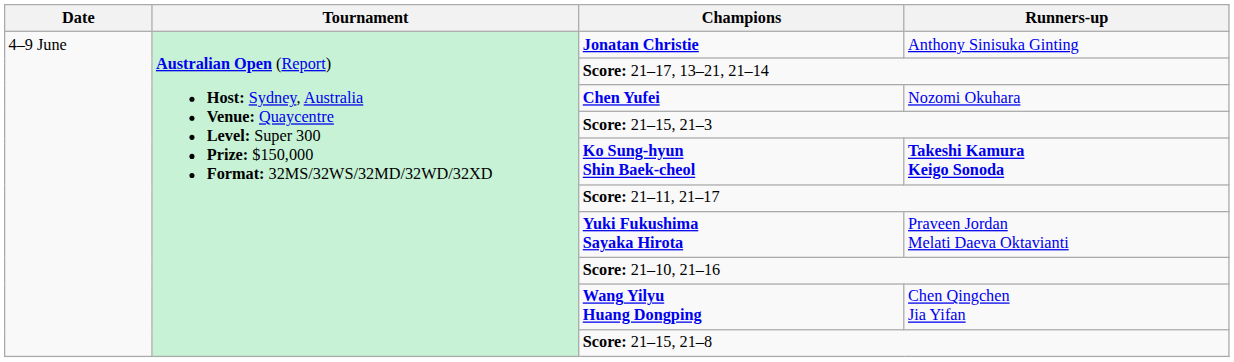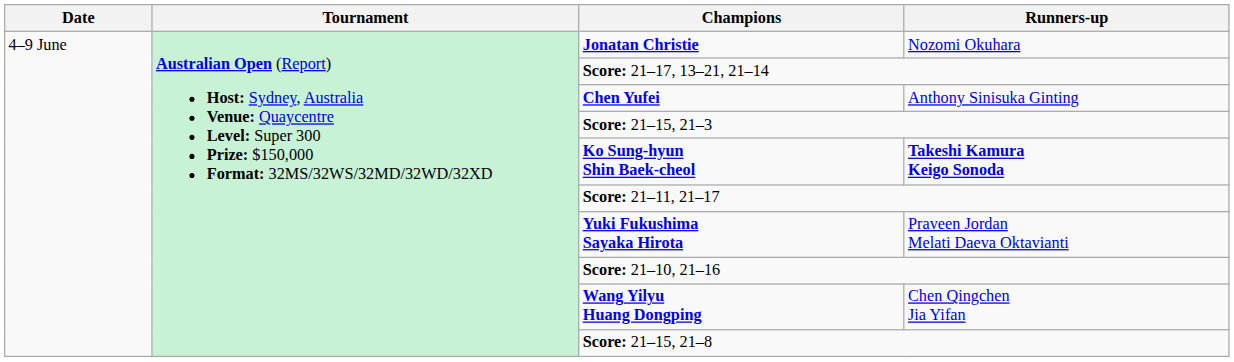(993, 44) Anthony Sinisuka Ginting -> (964, 44) Nozomi Okuhara
(964, 98) Nozomi Okuhara -> (993, 98) Anthony Sinisuka Ginting
